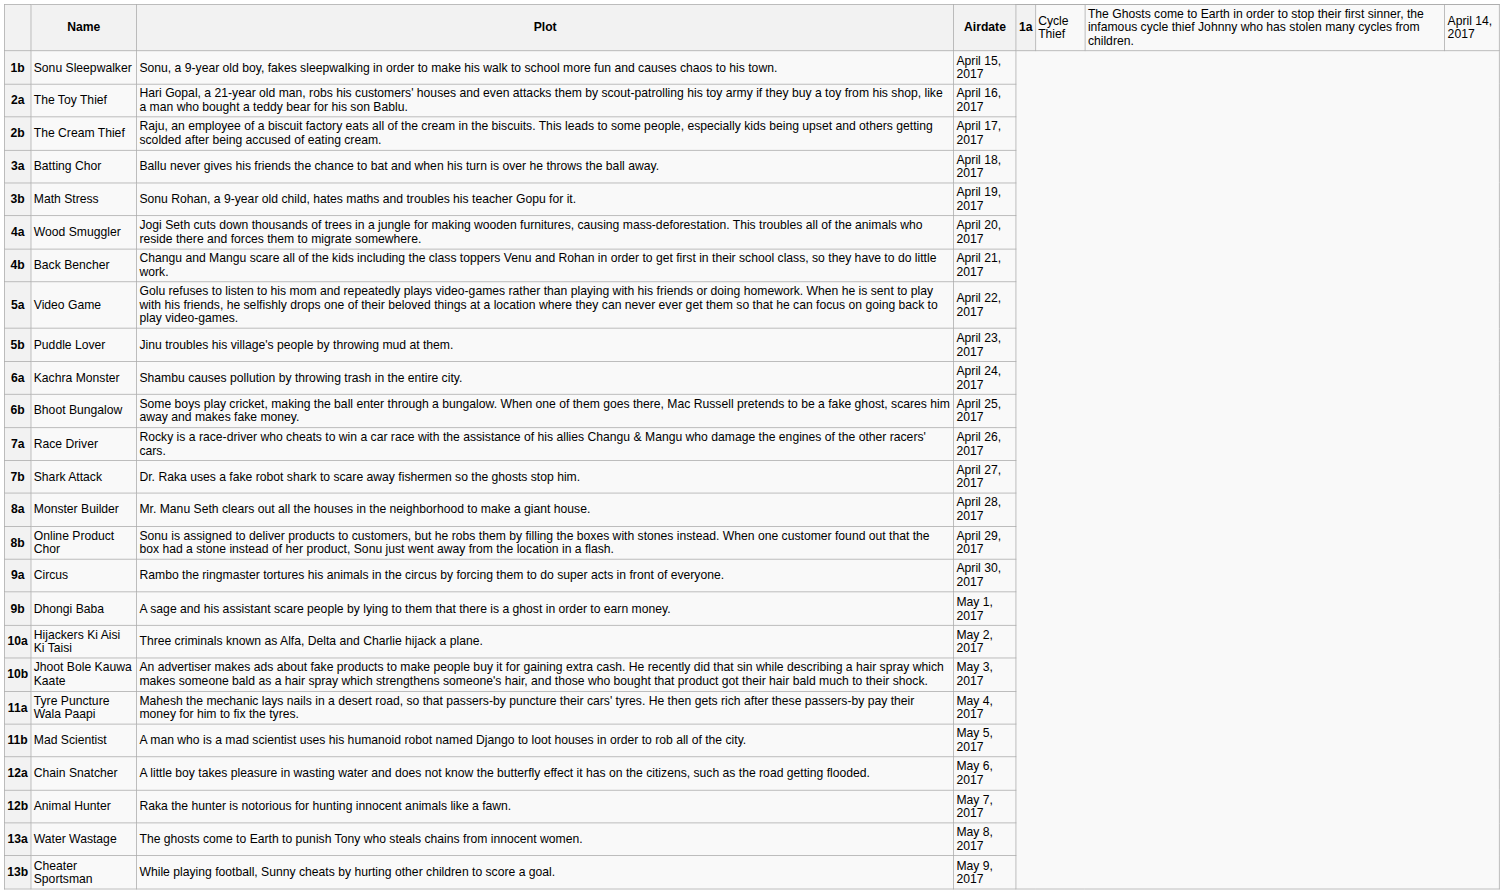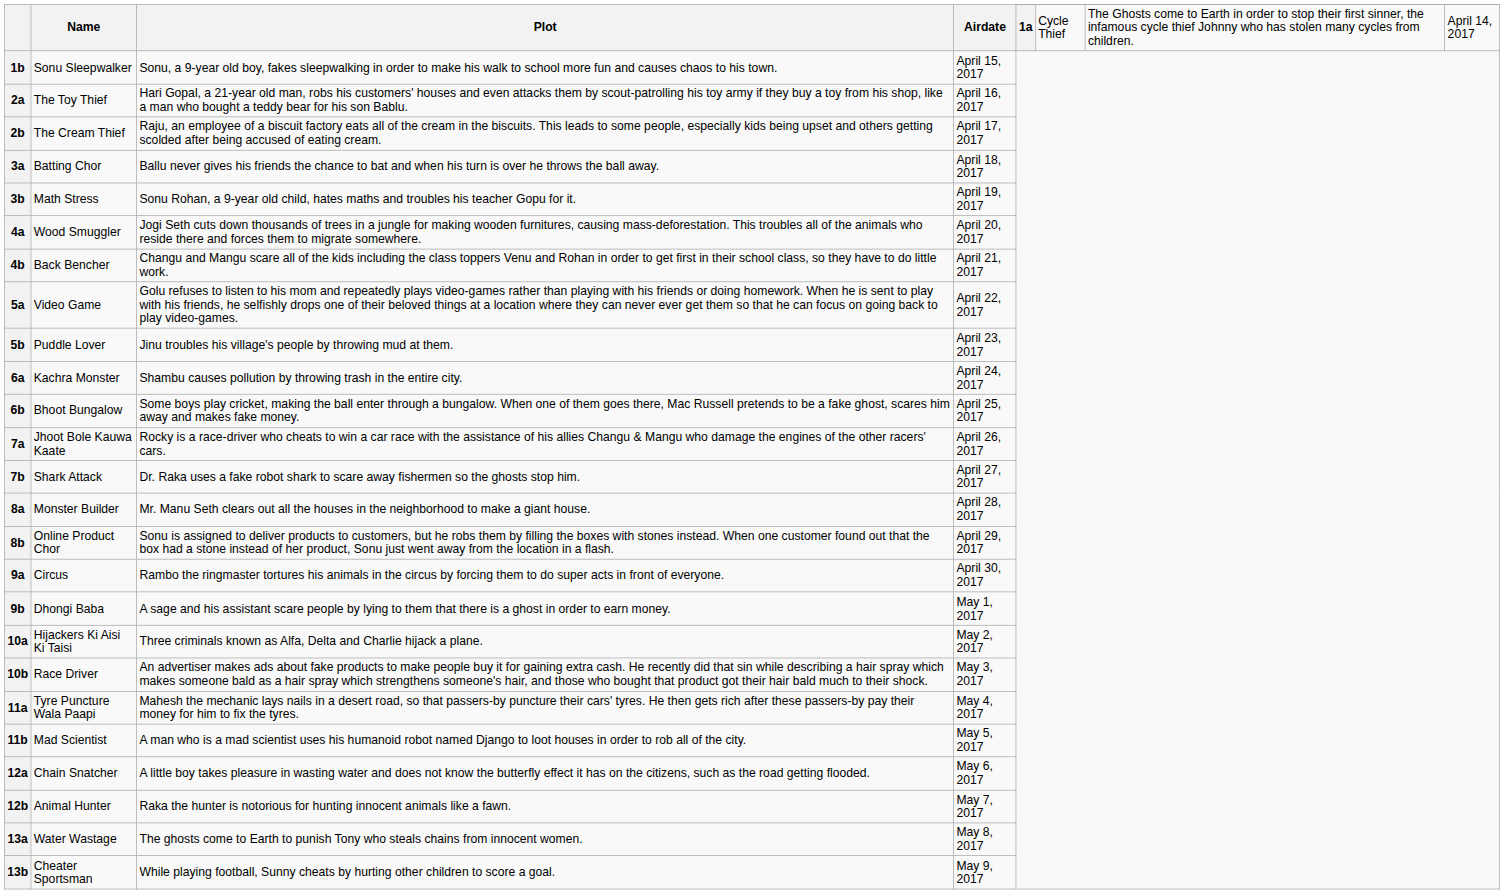(66, 443) Race Driver -> (83, 443) Jhoot Bole Kauwa Kaate
(83, 674) Jhoot Bole Kauwa Kaate -> (66, 674) Race Driver
